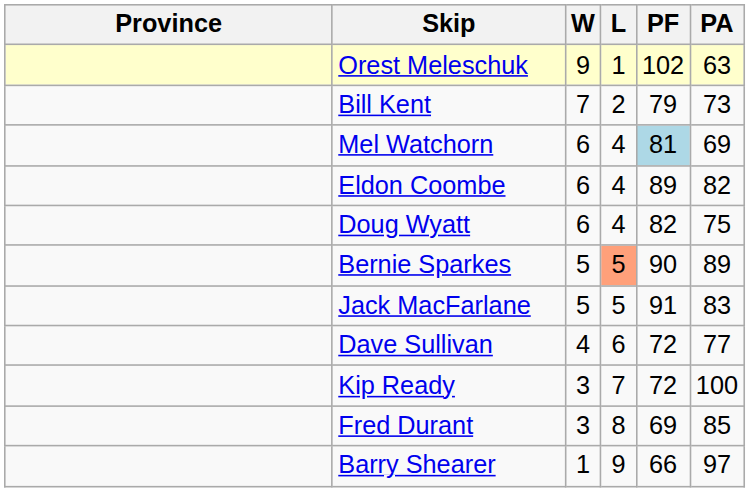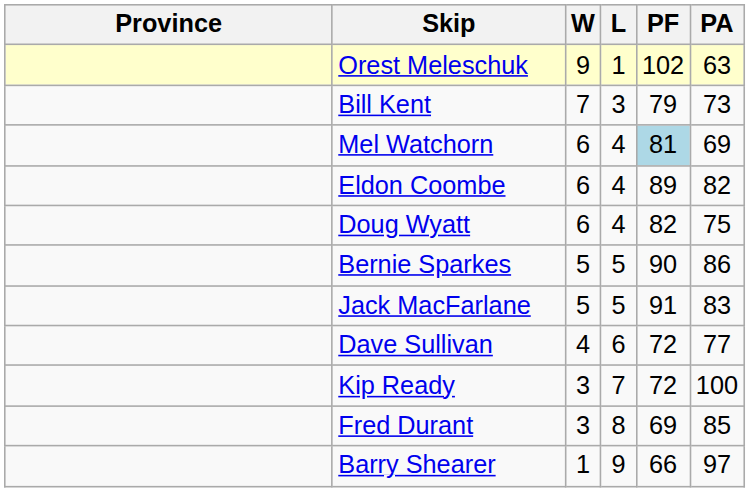(618, 104) 2 -> (618, 104) 3
(618, 265) lightsalmon background -> (618, 265) no background
(717, 265) 89 -> (717, 265) 86
